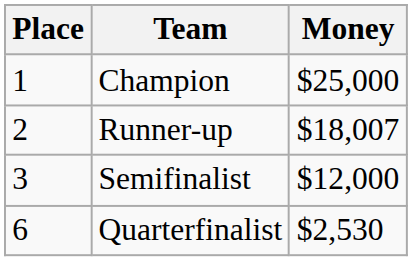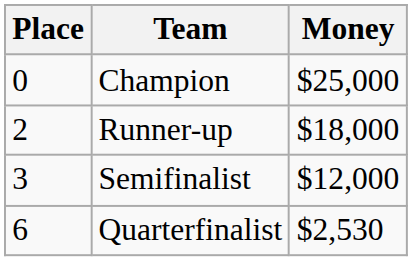(20, 79) 1 -> (20, 79) 0
(348, 129) $18,007 -> (348, 129) $18,000
